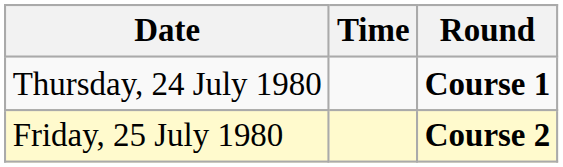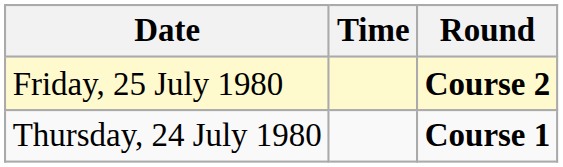rows swapped: (167, 82) <-> (148, 135)
